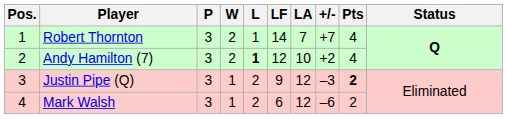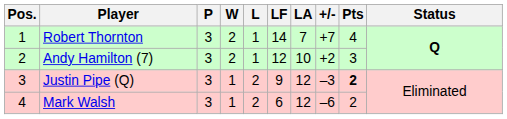(256, 59) bold -> (256, 59) normal
(353, 59) 4 -> (353, 59) 3
